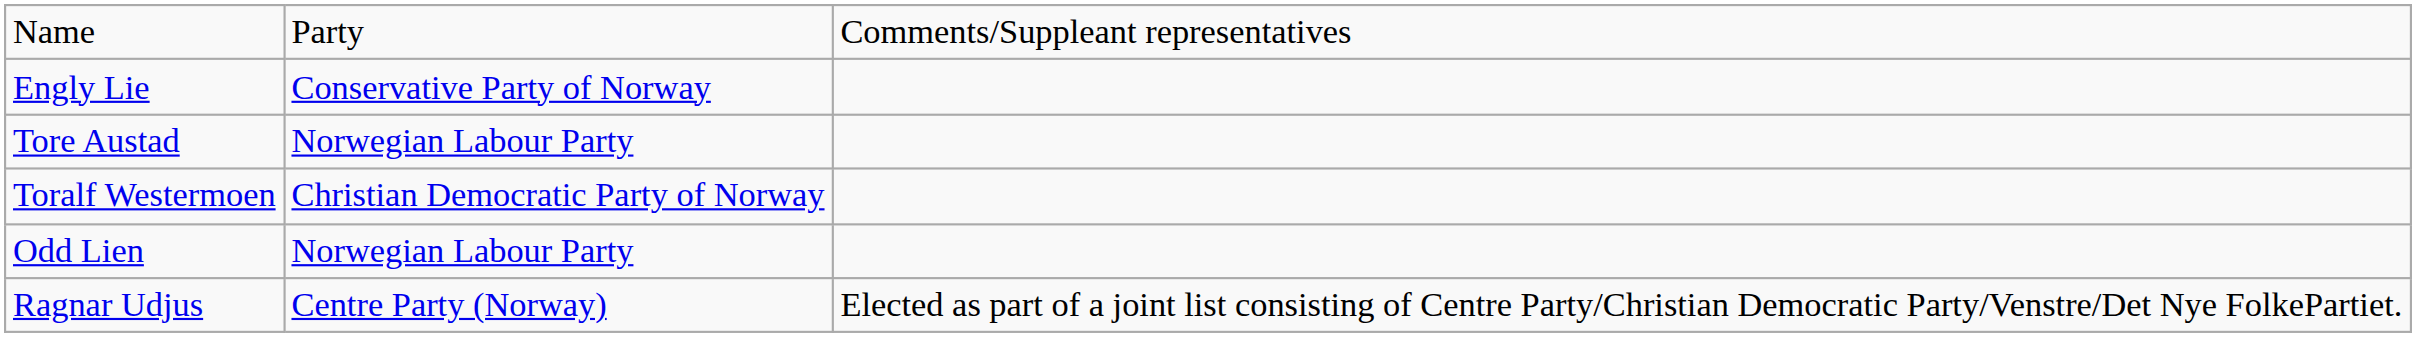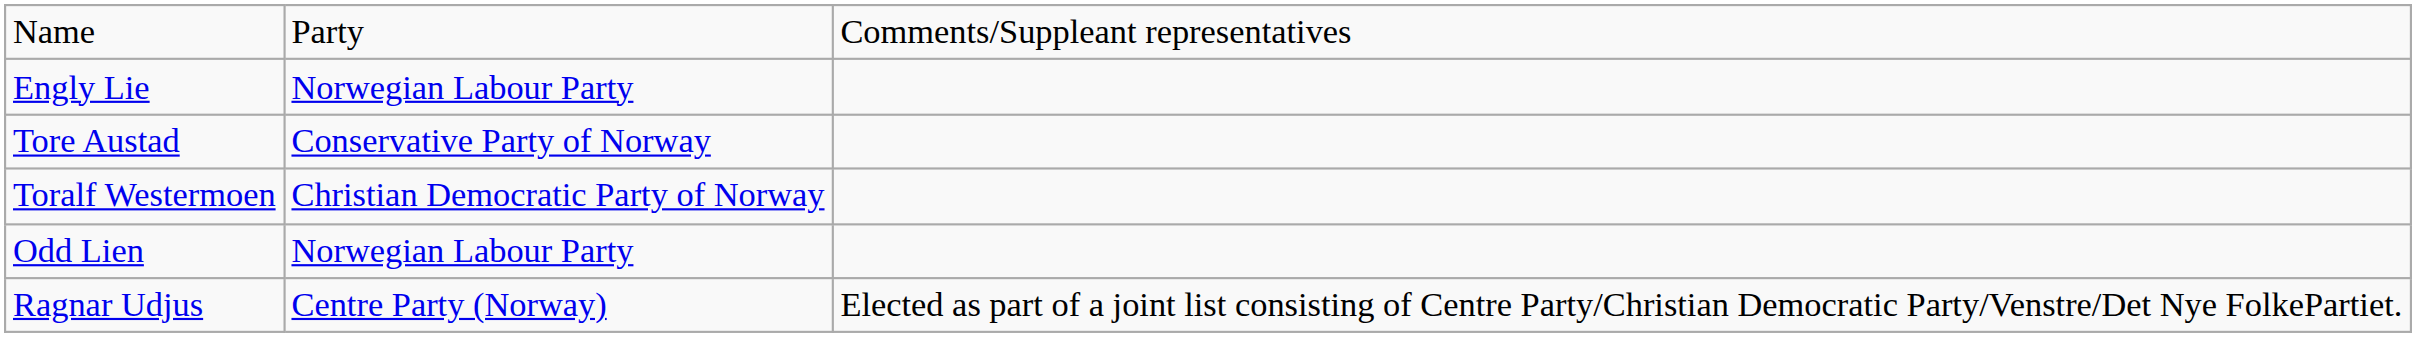(501, 86) Conservative Party of Norway -> (462, 86) Norwegian Labour Party
(462, 140) Norwegian Labour Party -> (501, 140) Conservative Party of Norway
